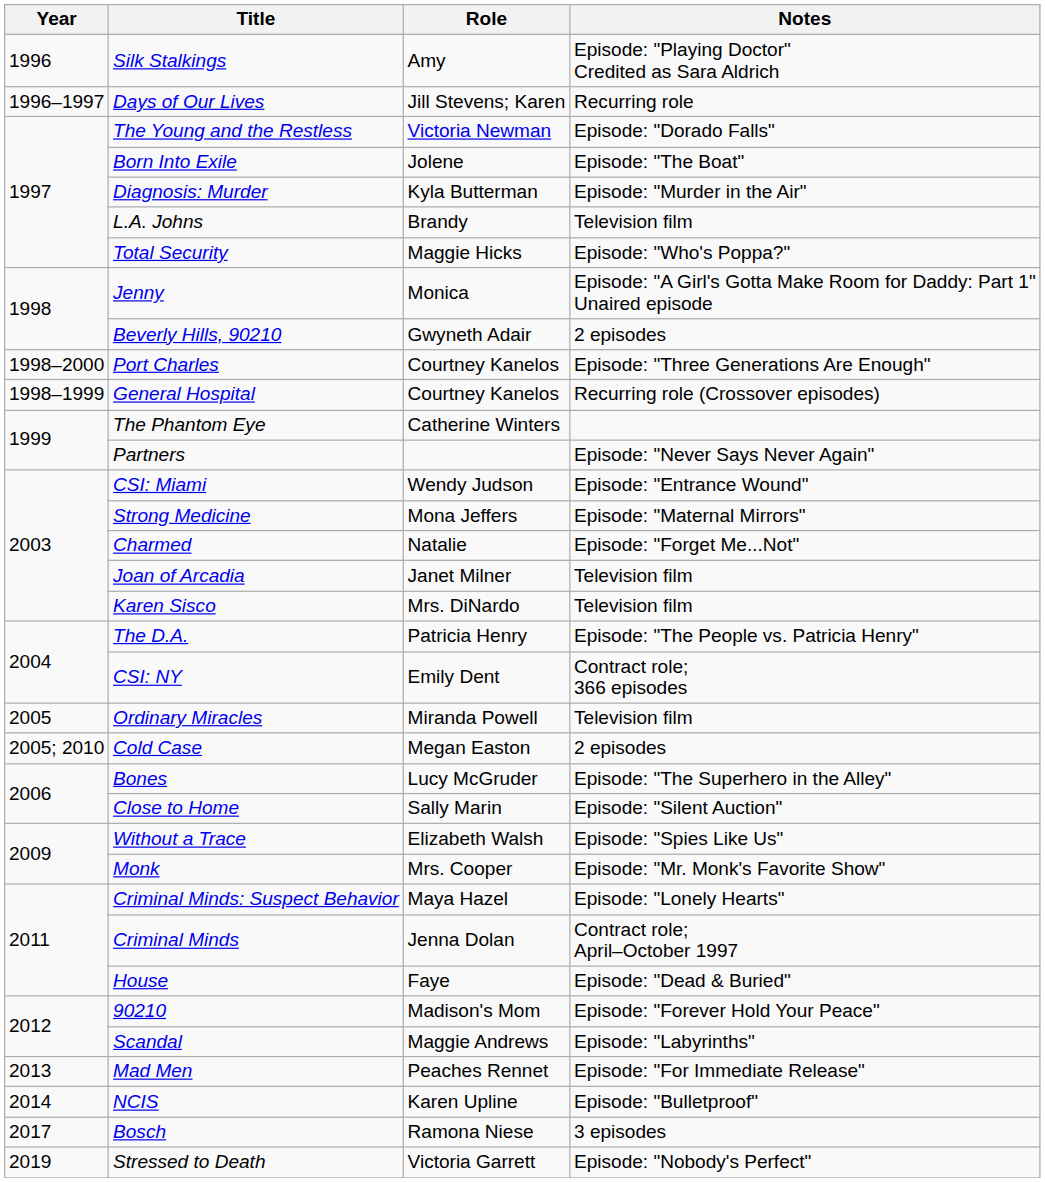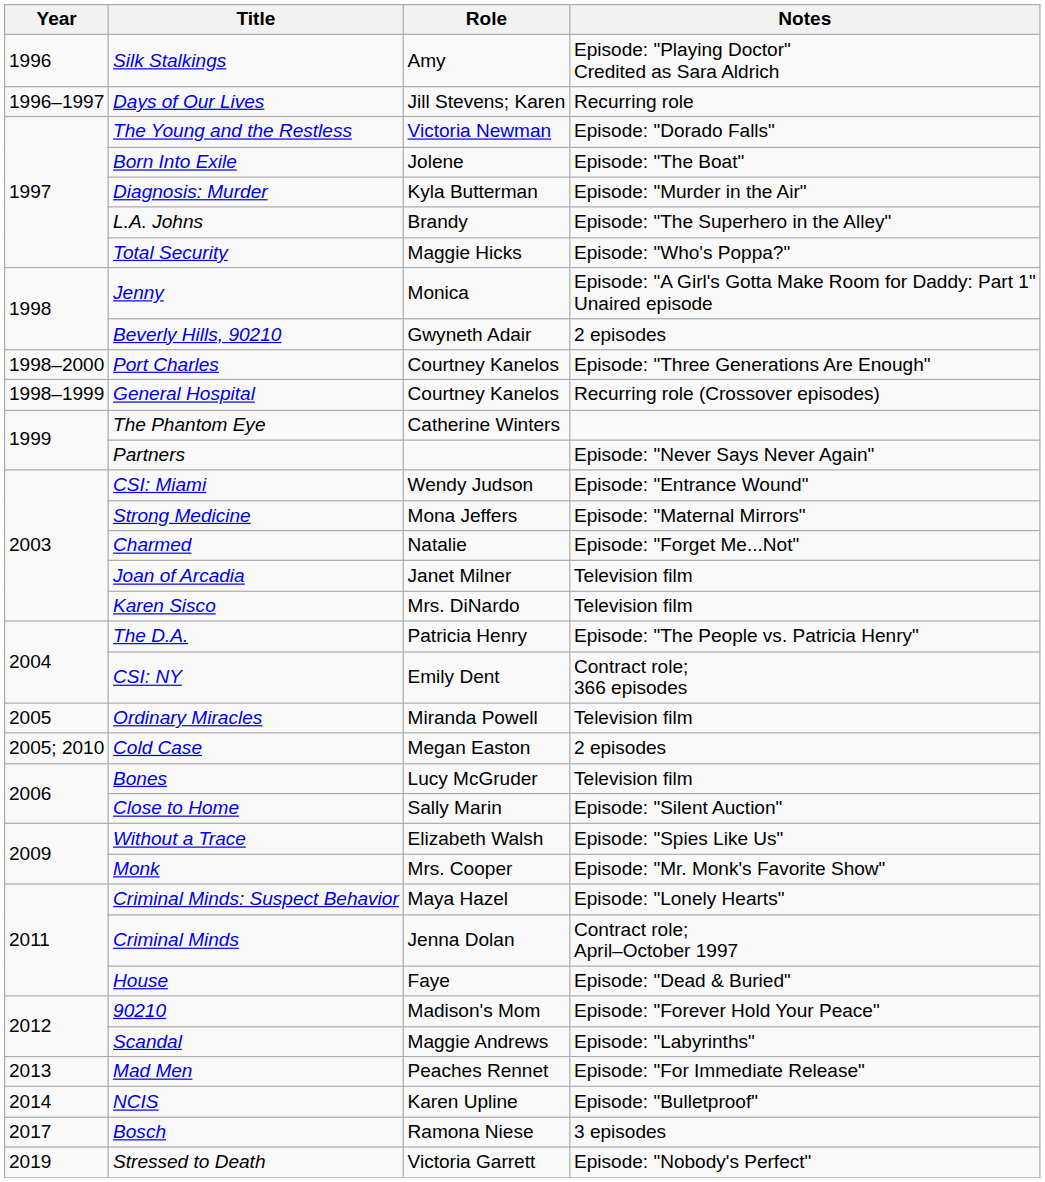(633, 222) Television film -> (733, 222) Episode: "The Superhero in the Alley"
(733, 778) Episode: "The Superhero in the Alley" -> (633, 778) Television film
